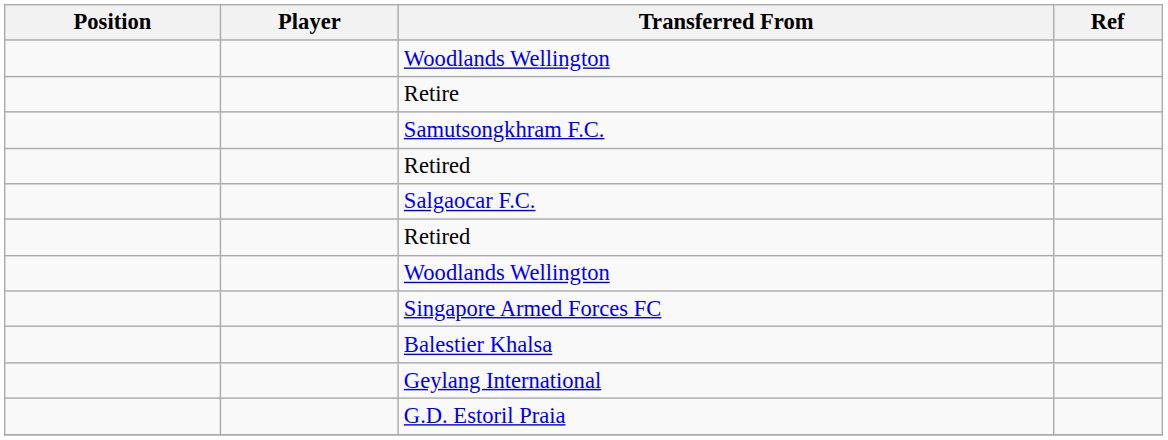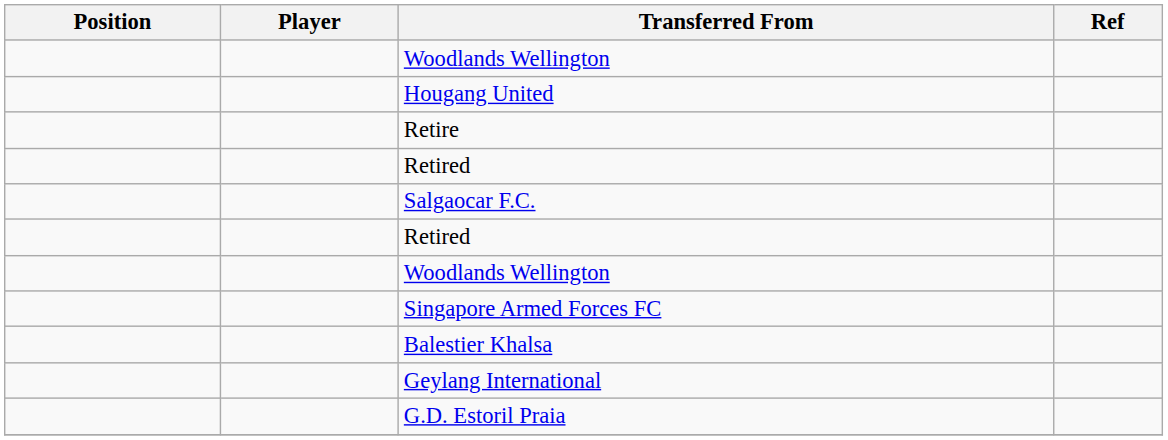+ row: (112, 94)
- row: (112, 130)
